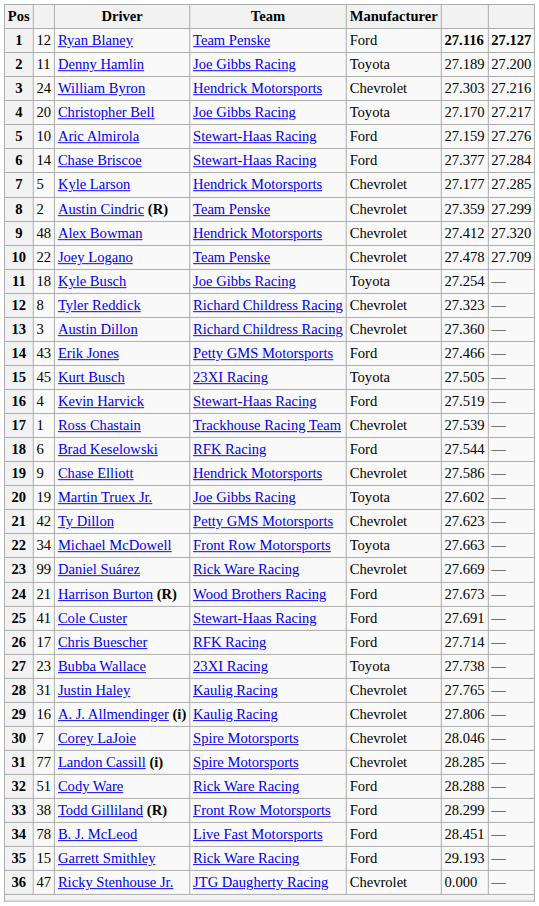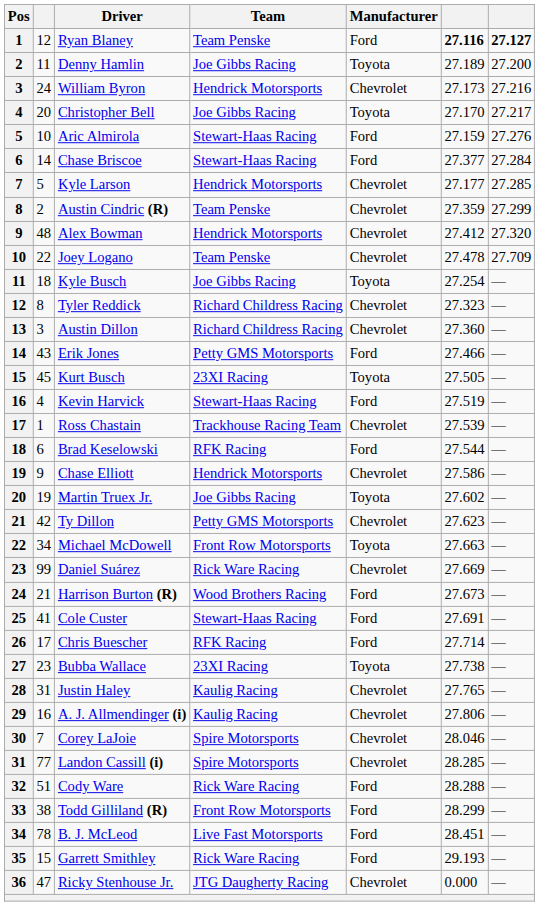(464, 88) 27.303 -> (464, 88) 27.173
